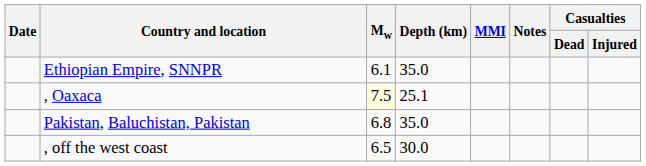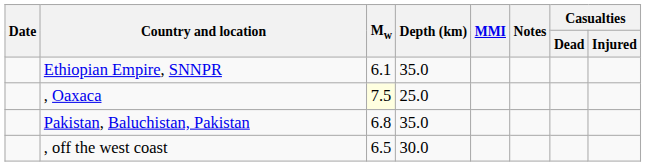(414, 95) 25.1 -> (414, 95) 25.0
